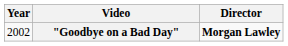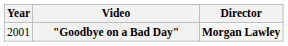(19, 31) 2002 -> (19, 31) 2001
